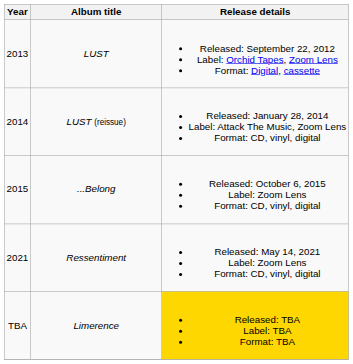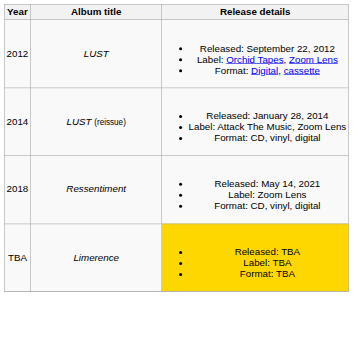(17, 53) 2013 -> (17, 53) 2012
- row: (96, 189)
(17, 257) 2021 -> (17, 189) 2018
